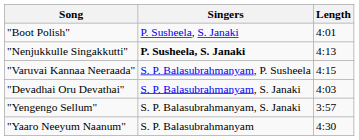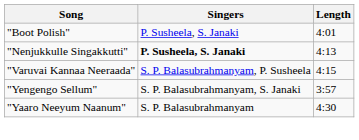- row: (66, 89)
